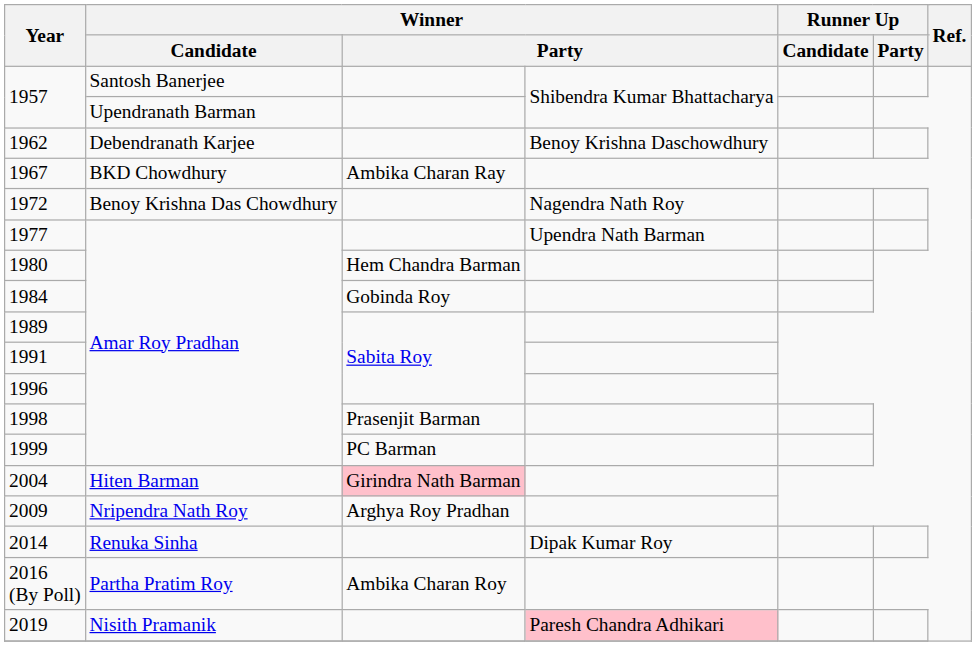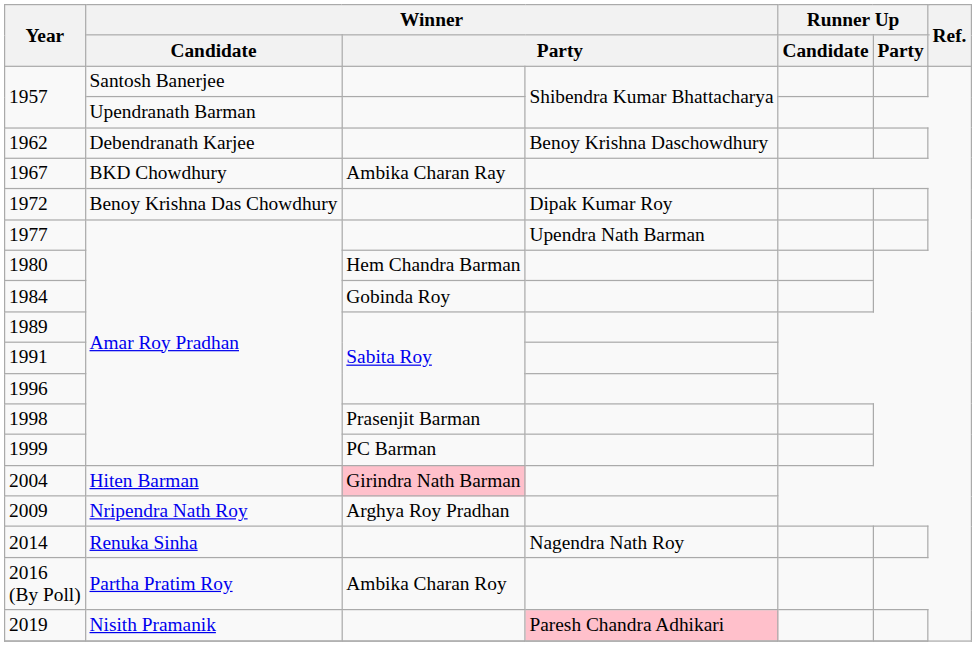(607, 204) Nagendra Nath Roy -> (601, 204) Dipak Kumar Roy
(601, 541) Dipak Kumar Roy -> (607, 541) Nagendra Nath Roy
